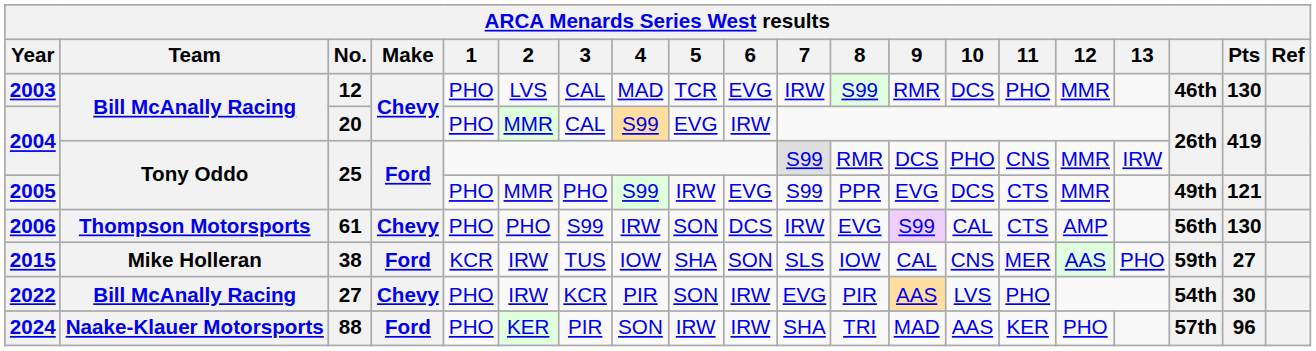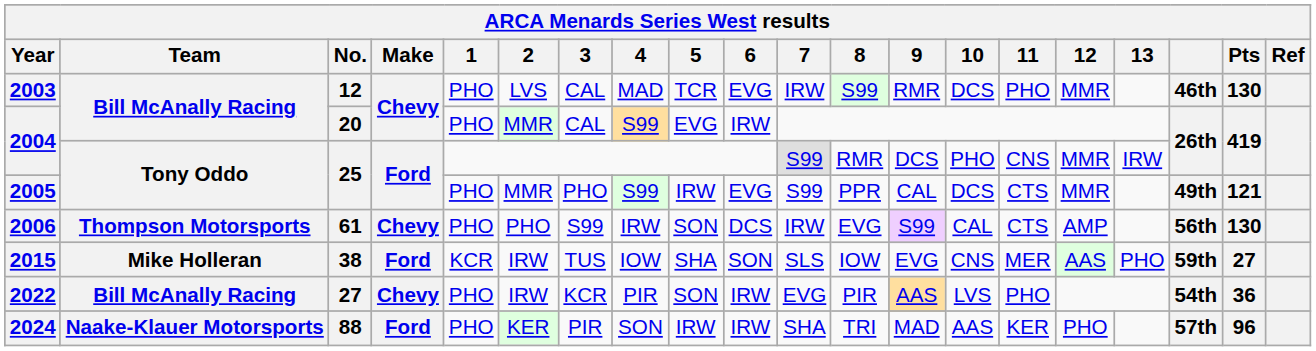(917, 192) EVG -> (917, 192) CAL
(917, 260) CAL -> (917, 260) EVG
(1244, 294) 30 -> (1244, 294) 36
